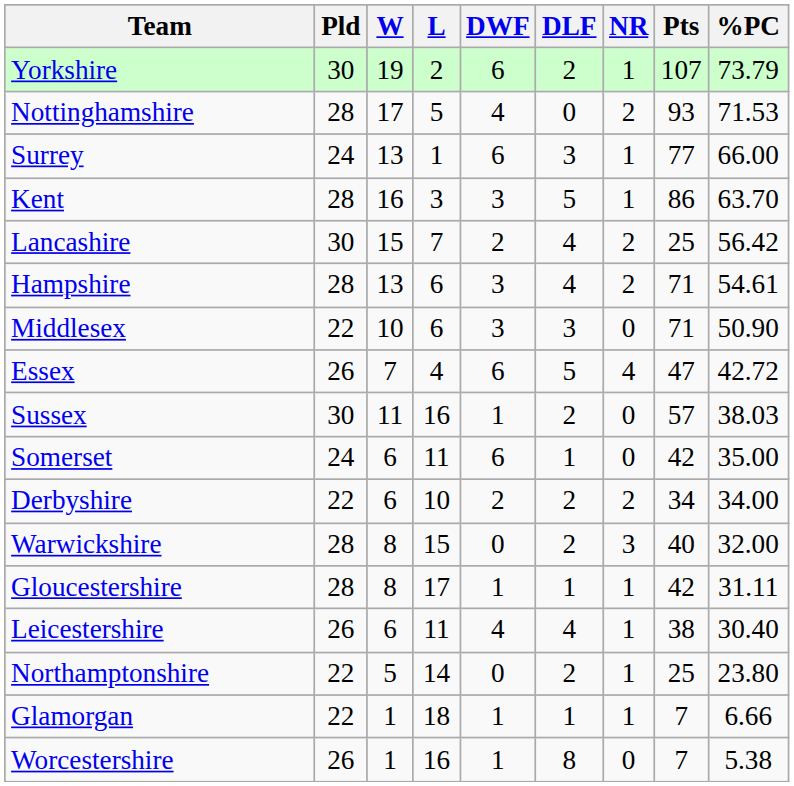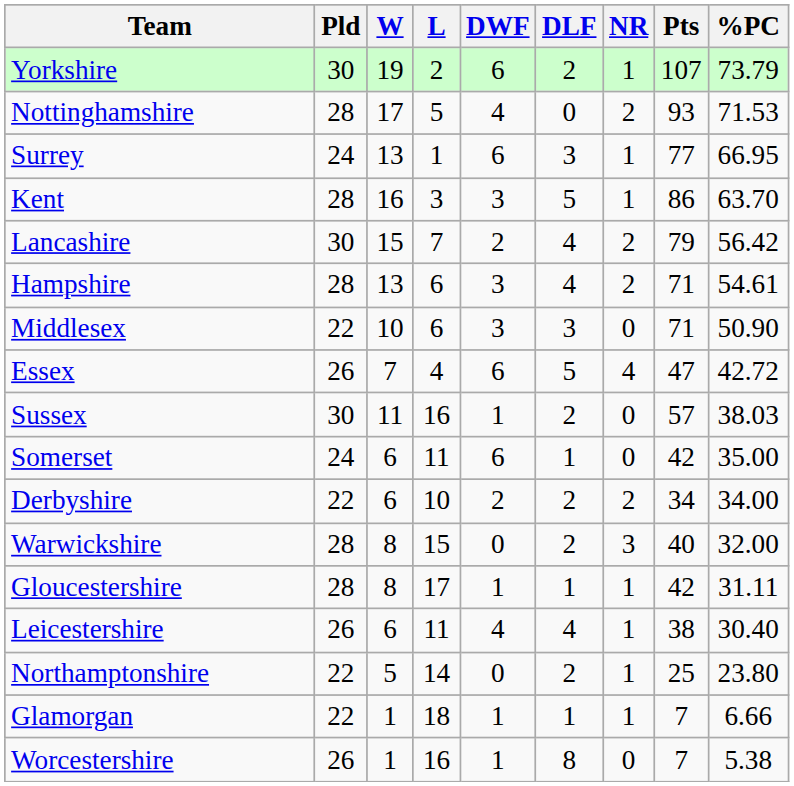(748, 155) 66.00 -> (748, 155) 66.95
(681, 241) 25 -> (681, 241) 79
